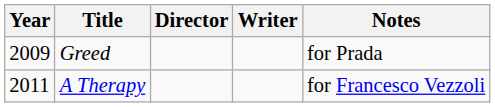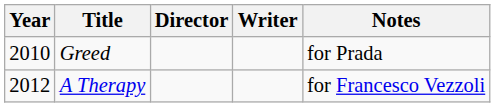(30, 53) 2009 -> (30, 53) 2010
(29, 85) 2011 -> (30, 85) 2012
